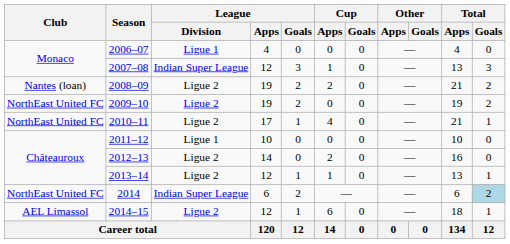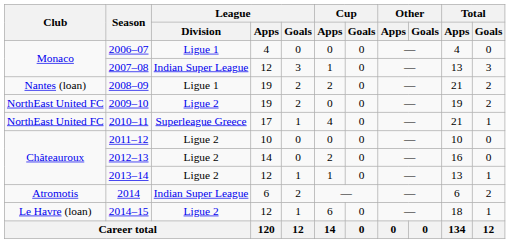(201, 85) Ligue 2 -> (201, 85) Ligue 1
(201, 121) Ligue 2 -> (201, 121) Superleague Greece
(201, 139) Ligue 1 -> (201, 139) Ligue 2
(55, 193) NorthEast United FC -> (55, 193) Atromotis
(489, 193) lightblue background -> (489, 193) no background
(55, 211) AEL Limassol -> (55, 211) Le Havre (loan)
